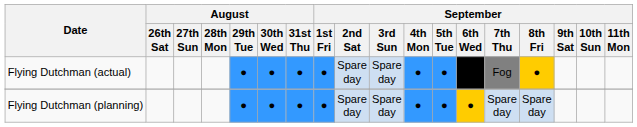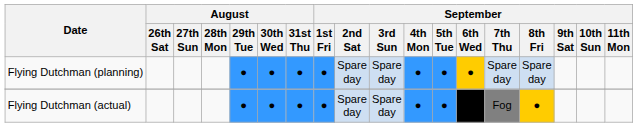rows swapped: (75, 106) <-> (69, 73)
